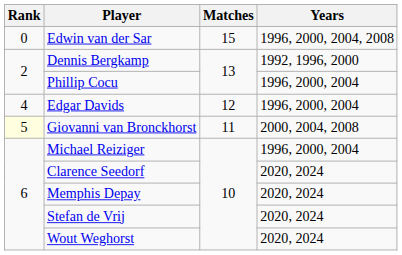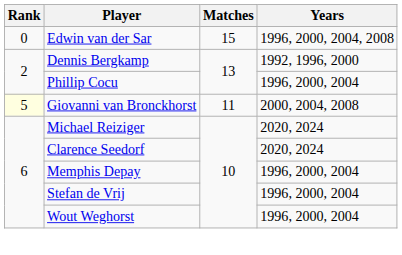- row: (86, 104)
(310, 149) 1996, 2000, 2004 -> (292, 127) 2020, 2024
(292, 194) 2020, 2024 -> (310, 171) 1996, 2000, 2004
(292, 216) 2020, 2024 -> (310, 194) 1996, 2000, 2004
(292, 238) 2020, 2024 -> (310, 216) 1996, 2000, 2004
